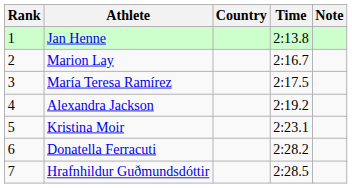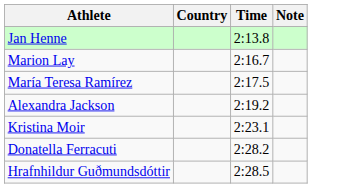- column: (24, 15)
